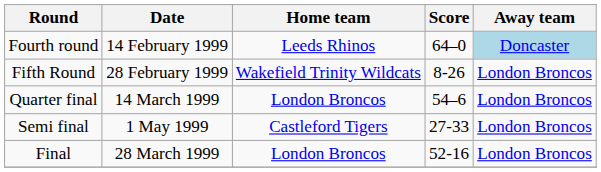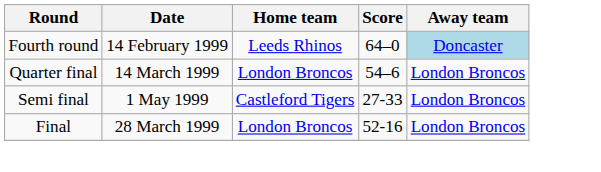- row: (53, 72)
